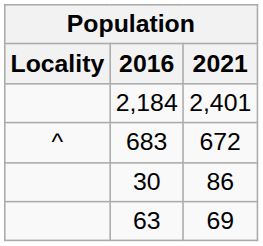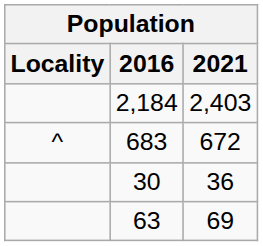(220, 102) 2,401 -> (220, 102) 2,403
(220, 181) 86 -> (220, 181) 36
